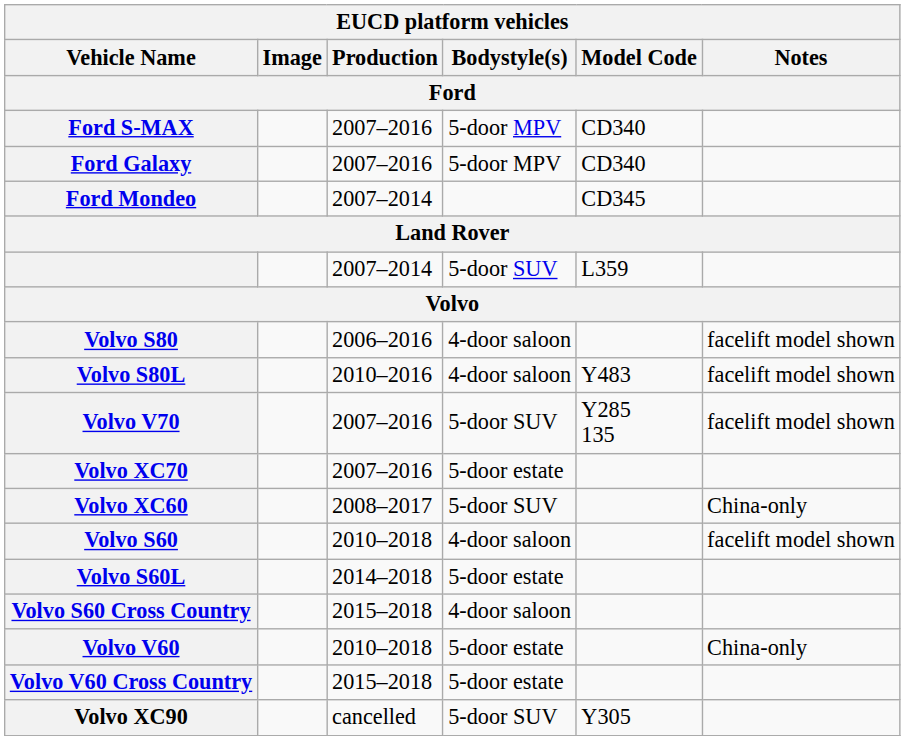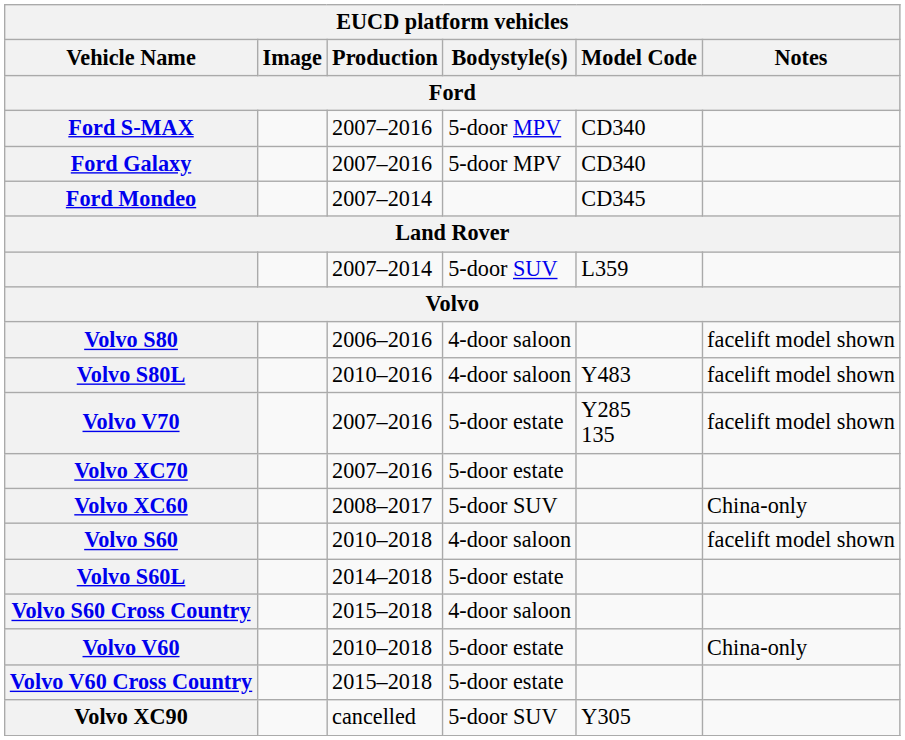(503, 422) 5-door SUV -> (506, 422) 5-door estate
